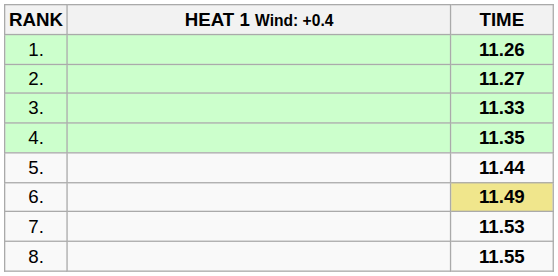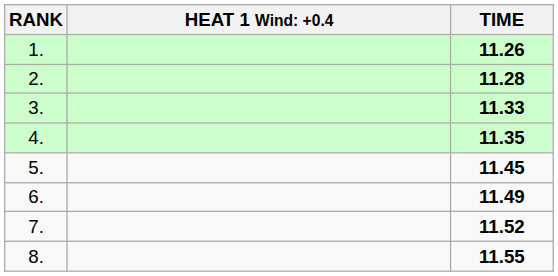(502, 79) 11.27 -> (502, 79) 11.28
(502, 168) 11.44 -> (502, 168) 11.45
(502, 197) khaki background -> (502, 197) no background
(502, 227) 11.53 -> (502, 227) 11.52
